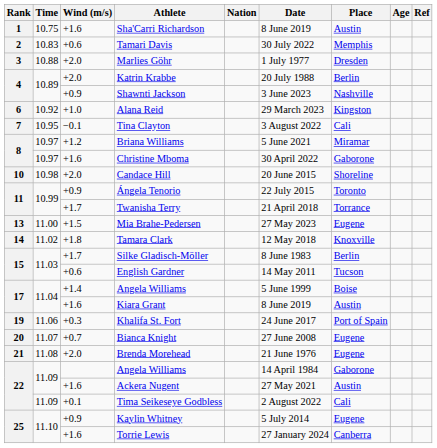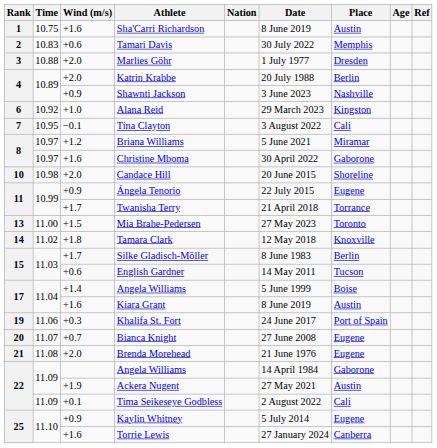(350, 191) Toronto -> (349, 191) Eugene
(349, 223) Eugene -> (350, 223) Toronto
(72, 386) +1.6 -> (72, 386) +1.9
